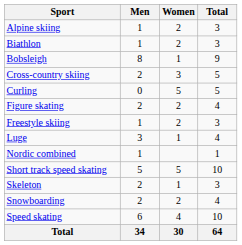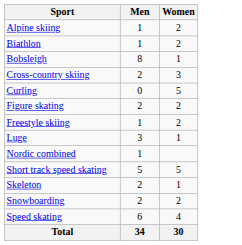- column: (217, 12)
